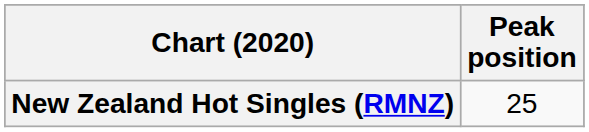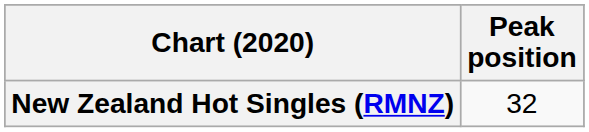(522, 103) 25 -> (522, 103) 32
